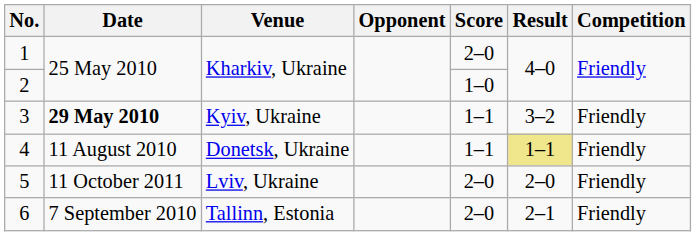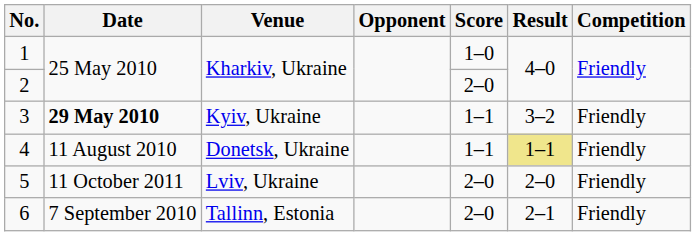(479, 52) 2–0 -> (479, 52) 1–0
(479, 85) 1–0 -> (479, 85) 2–0
